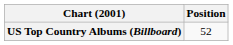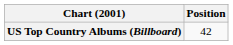(206, 31) 52 -> (206, 31) 42
